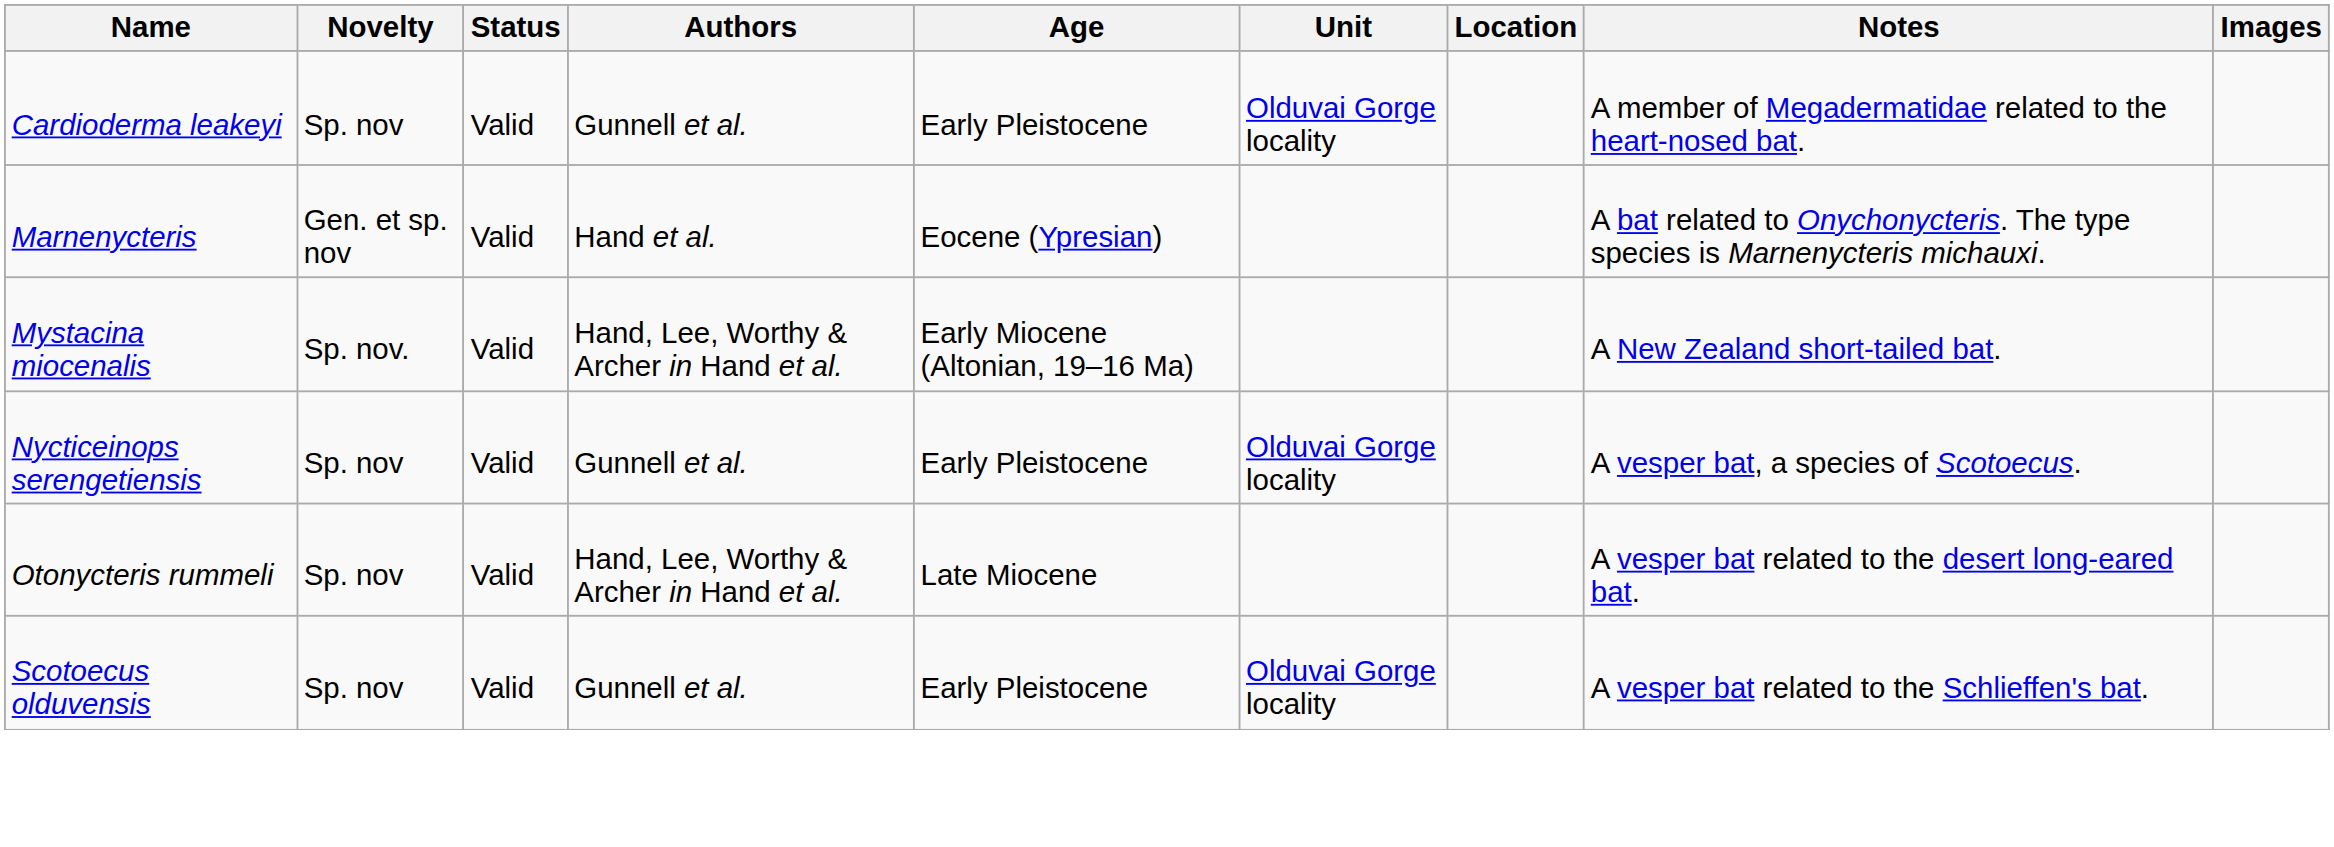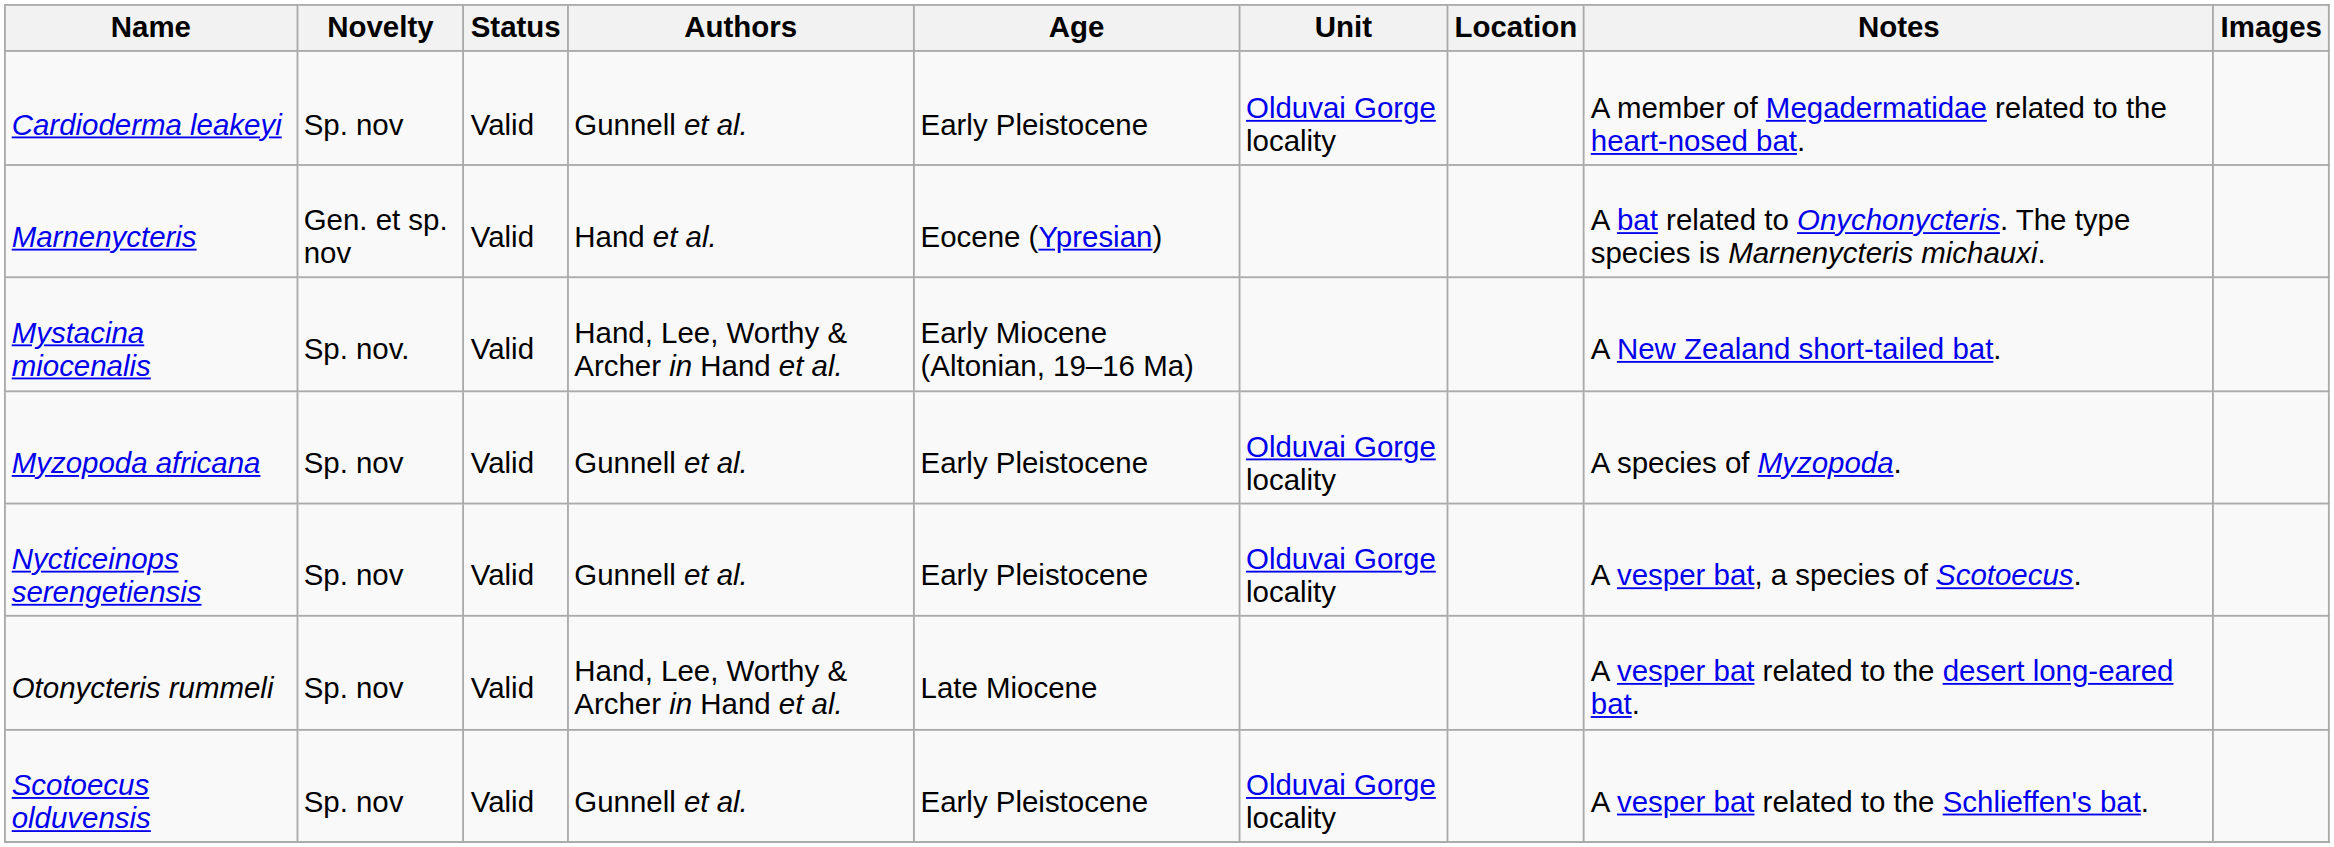+ row: (136, 463)
